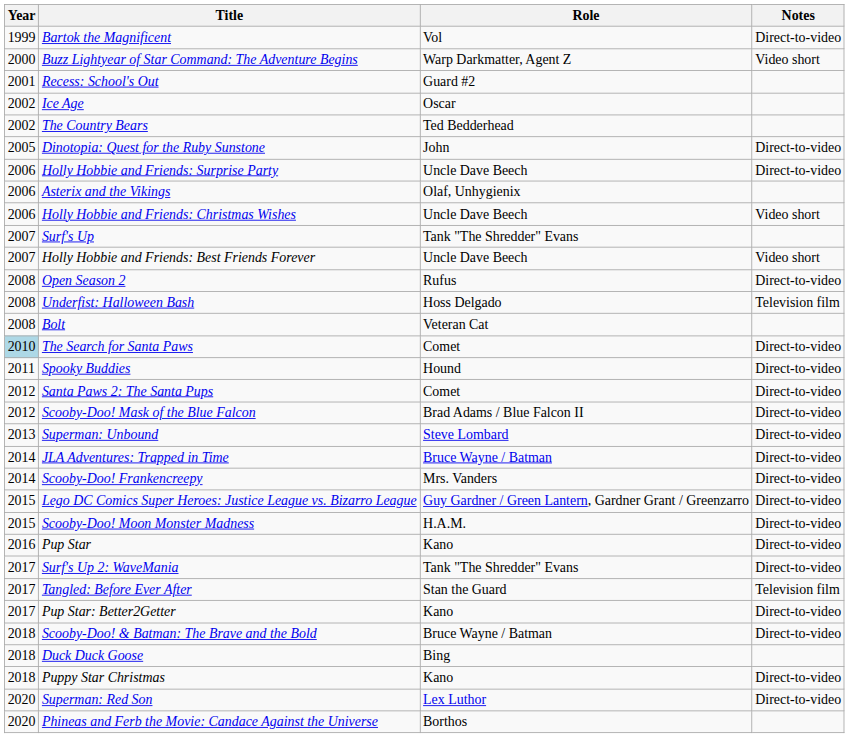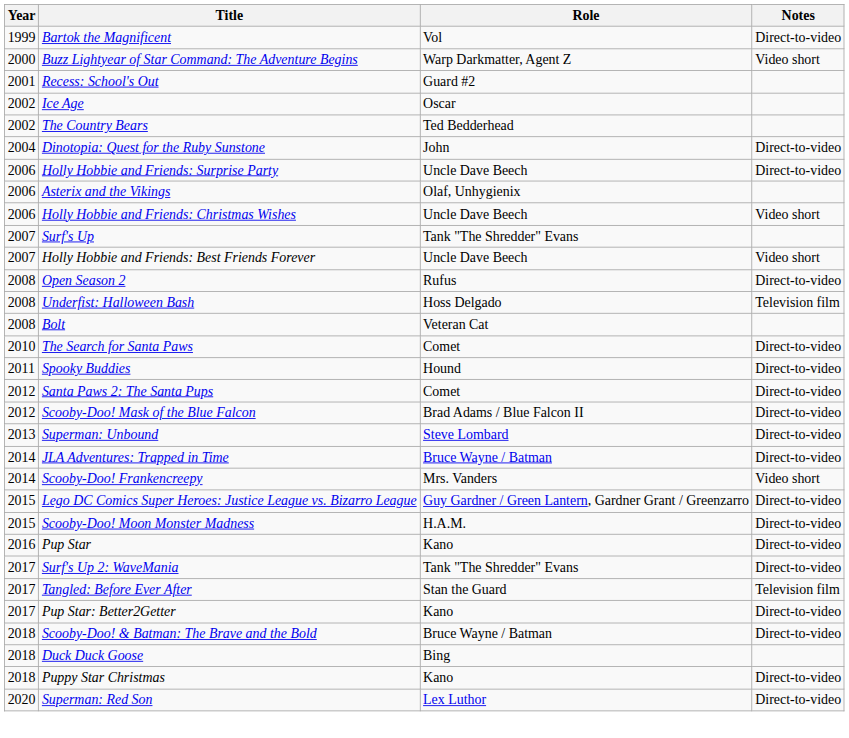(22, 147) 2005 -> (22, 147) 2004
(22, 346) lightblue background -> (22, 346) no background
(798, 479) Direct-to-video -> (788, 479) Video short
- row: (210, 721)
